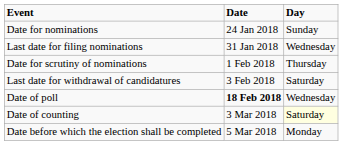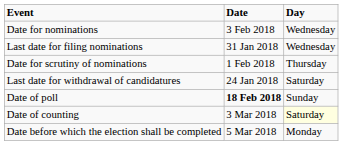(252, 30) 24 Jan 2018 -> (250, 30) 3 Feb 2018
(302, 30) Sunday -> (311, 30) Wednesday
(250, 81) 3 Feb 2018 -> (252, 81) 24 Jan 2018
(311, 98) Wednesday -> (302, 98) Sunday
